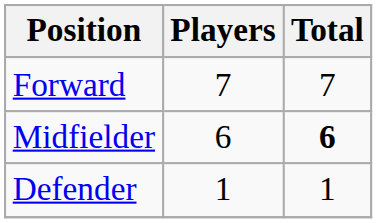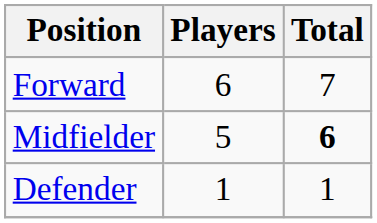(223, 83) 7 -> (223, 83) 6
(223, 136) 6 -> (223, 136) 5
